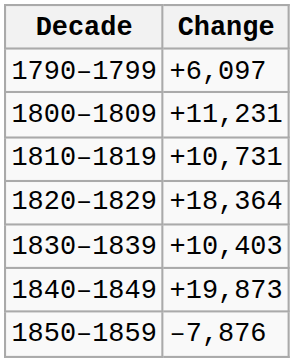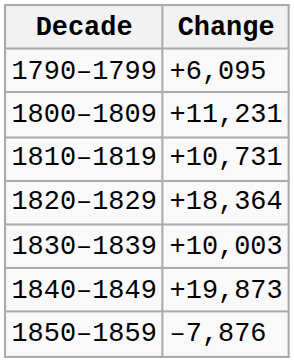(218, 71) +6,097 -> (218, 71) +6,095
(226, 246) +10,403 -> (226, 246) +10,003
